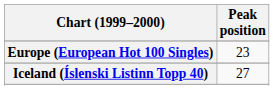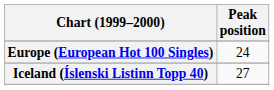(243, 52) 23 -> (243, 52) 24
